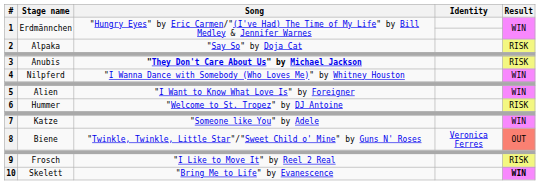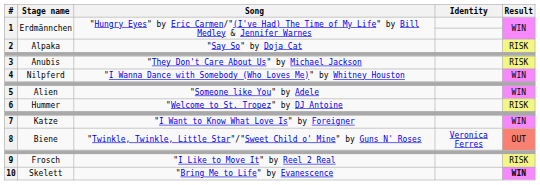(254, 62) bold -> (254, 62) normal
(254, 92) "I Want to Know What Love Is" by Foreigner -> (254, 92) "Someone like You" by Adele
(254, 122) "Someone like You" by Adele -> (254, 122) "I Want to Know What Love Is" by Foreigner
